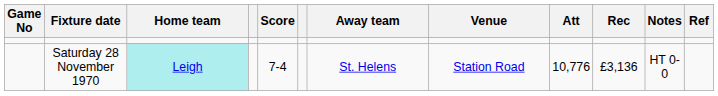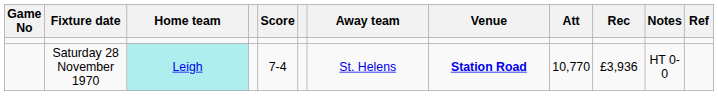(489, 67) normal -> (489, 67) bold
(571, 67) 10,776 -> (571, 67) 10,770
(619, 67) £3,136 -> (619, 67) £3,936
